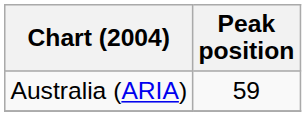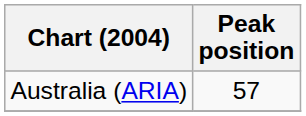(246, 90) 59 -> (246, 90) 57
